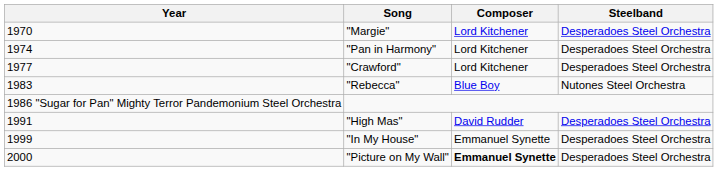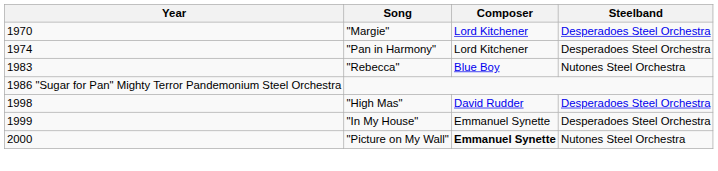- row: (374, 67)
(20, 121) 1991 -> (20, 103) 1998
(636, 157) Desperadoes Steel Orchestra -> (623, 139) Nutones Steel Orchestra
